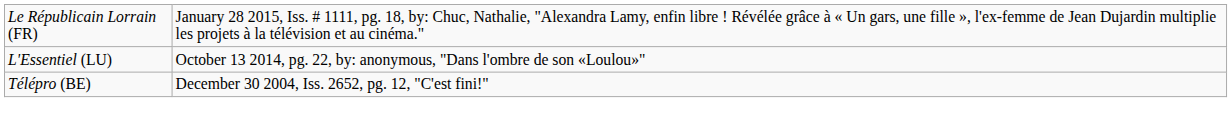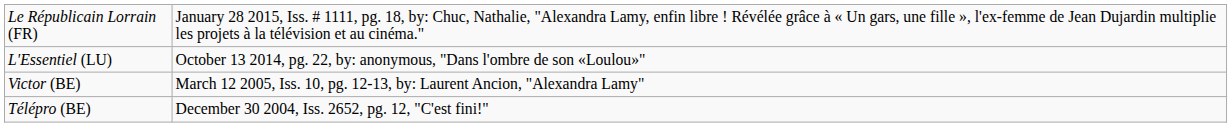+ row: (44, 84)
